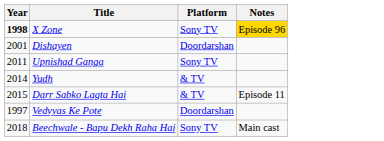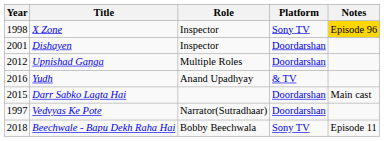+ column: (224, 12)
(17, 29) bold -> (17, 29) normal
(17, 62) 2011 -> (17, 62) 2012
(199, 62) Sony TV -> (299, 62) Doordarshan
(17, 78) 2014 -> (17, 78) 2016
(192, 95) & TV -> (299, 95) Doordarshan
(262, 95) Episode 11 -> (351, 95) Main cast
(259, 128) Main cast -> (354, 128) Episode 11
